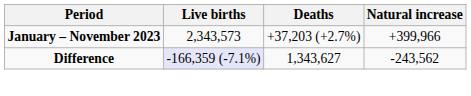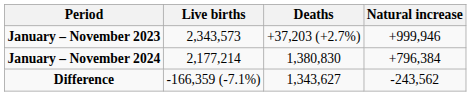(415, 36) +399,966 -> (415, 36) +999,946
+ row: (84, 58)
(214, 58) lavender background -> (214, 79) no background
